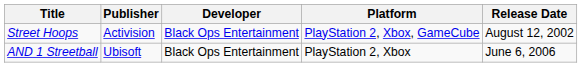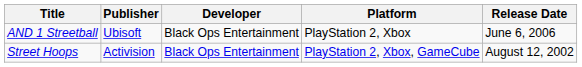rows swapped: (43, 33) <-> (52, 52)
